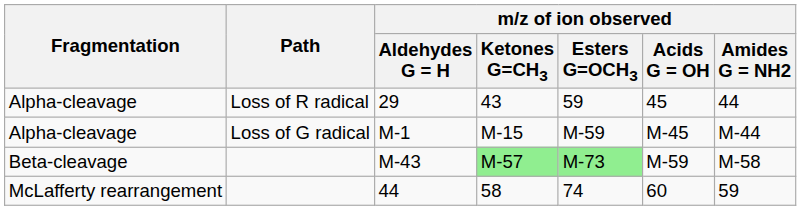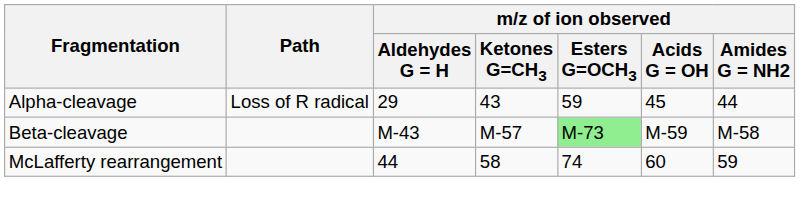- row: (394, 132)
(502, 161) lightgreen background -> (501, 132) no background
